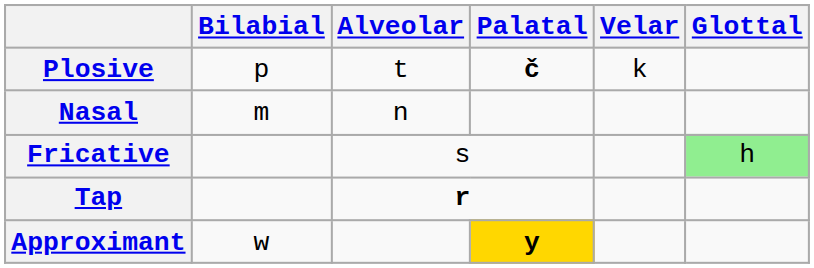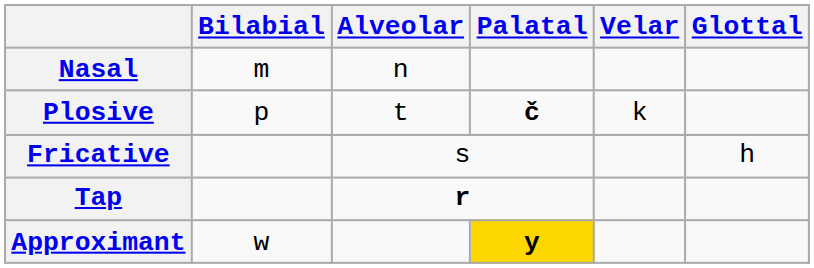rows swapped: (98, 113) <-> (98, 70)
(747, 156) lightgreen background -> (747, 156) no background
